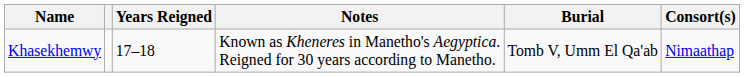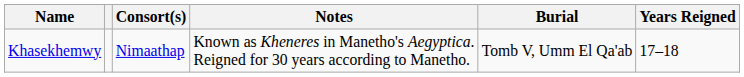columns swapped: (164, 16) <-> (700, 16)
